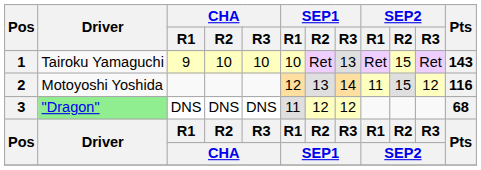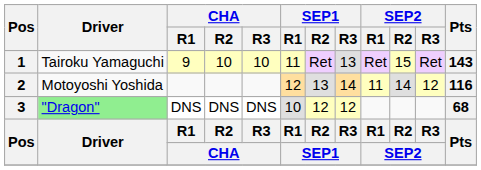(293, 61) 10 -> (293, 61) 11
(403, 84) 15 -> (403, 84) 14
(293, 107) 11 -> (293, 107) 10
